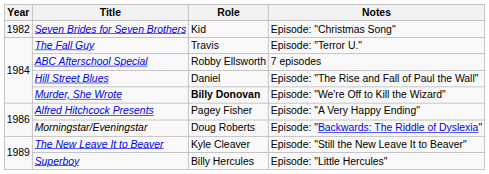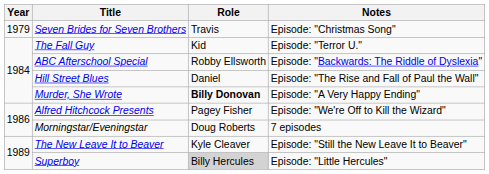(18, 29) 1982 -> (18, 29) 1979
(198, 29) Kid -> (205, 29) Travis
(205, 45) Travis -> (198, 45) Kid
(296, 62) 7 episodes -> (376, 62) Episode: "Backwards: The Riddle of Dyslexia"
(358, 95) Episode: "We're Off to Kill the Wizard" -> (345, 95) Episode: "A Very Happy Ending"
(345, 111) Episode: "A Very Happy Ending" -> (358, 111) Episode: "We're Off to Kill the Wizard"
(376, 128) Episode: "Backwards: The Riddle of Dyslexia" -> (296, 128) 7 episodes
(222, 161) no background -> (222, 161) lightgrey background
